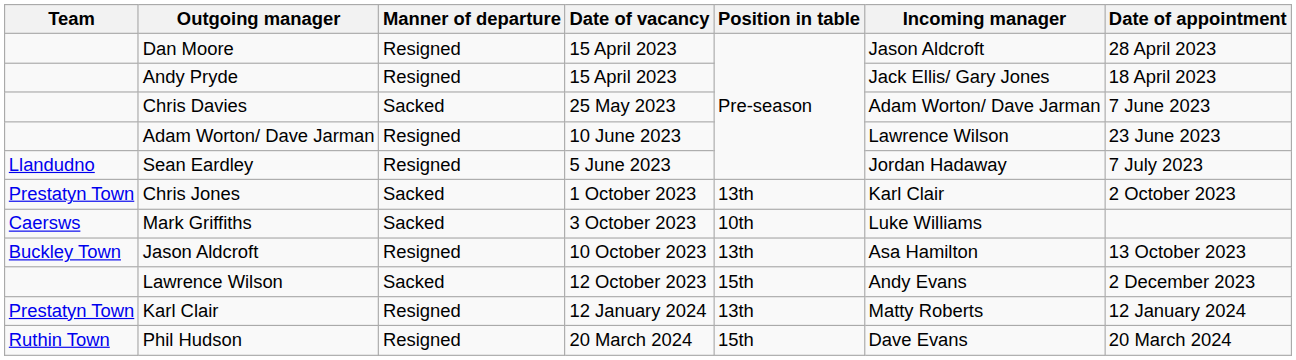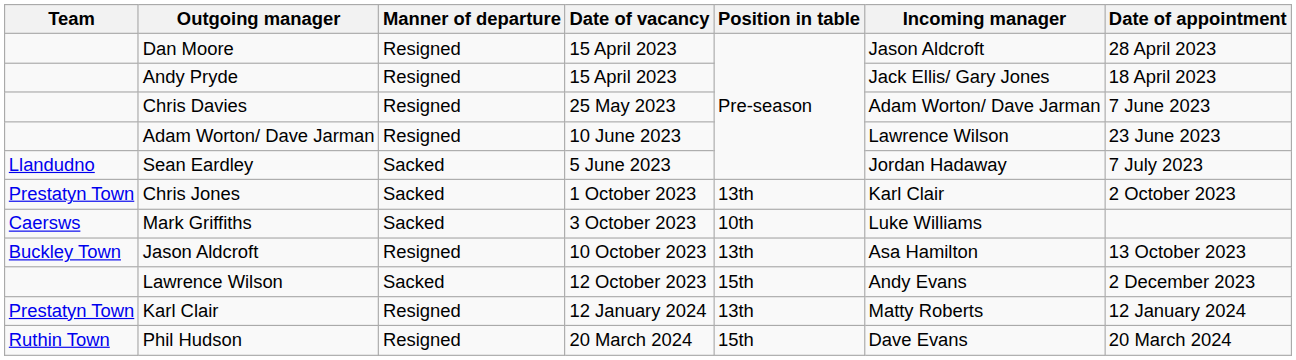(414, 106) Sacked -> (422, 106) Resigned
(422, 164) Resigned -> (414, 164) Sacked
